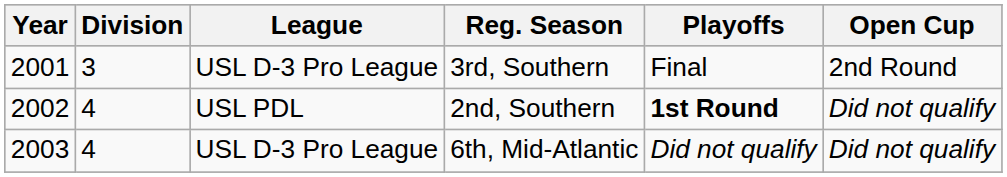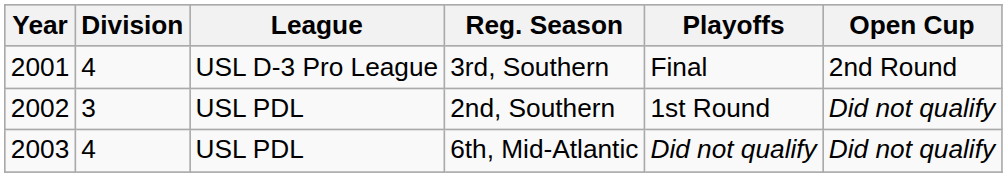(89, 66) 3 -> (89, 66) 4
(89, 108) 4 -> (89, 108) 3
(715, 108) bold -> (710, 108) normal
(317, 150) USL D-3 Pro League -> (250, 150) USL PDL
